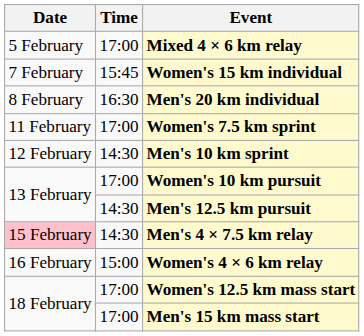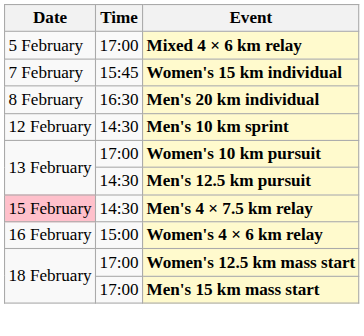- row: (231, 126)
